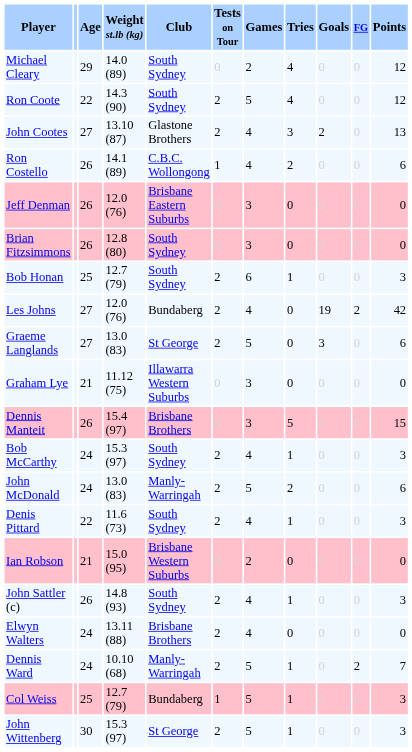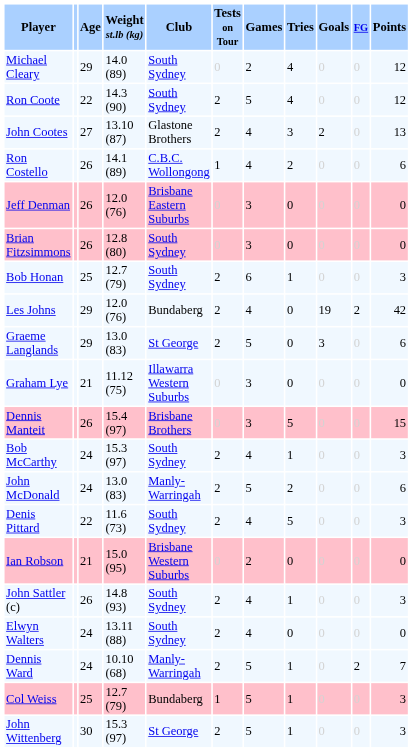(86, 310) 27 -> (86, 310) 29
(86, 343) 27 -> (86, 343) 29
(290, 521) 1 -> (290, 521) 5
(170, 633) Brisbane Brothers -> (167, 633) South Sydney
